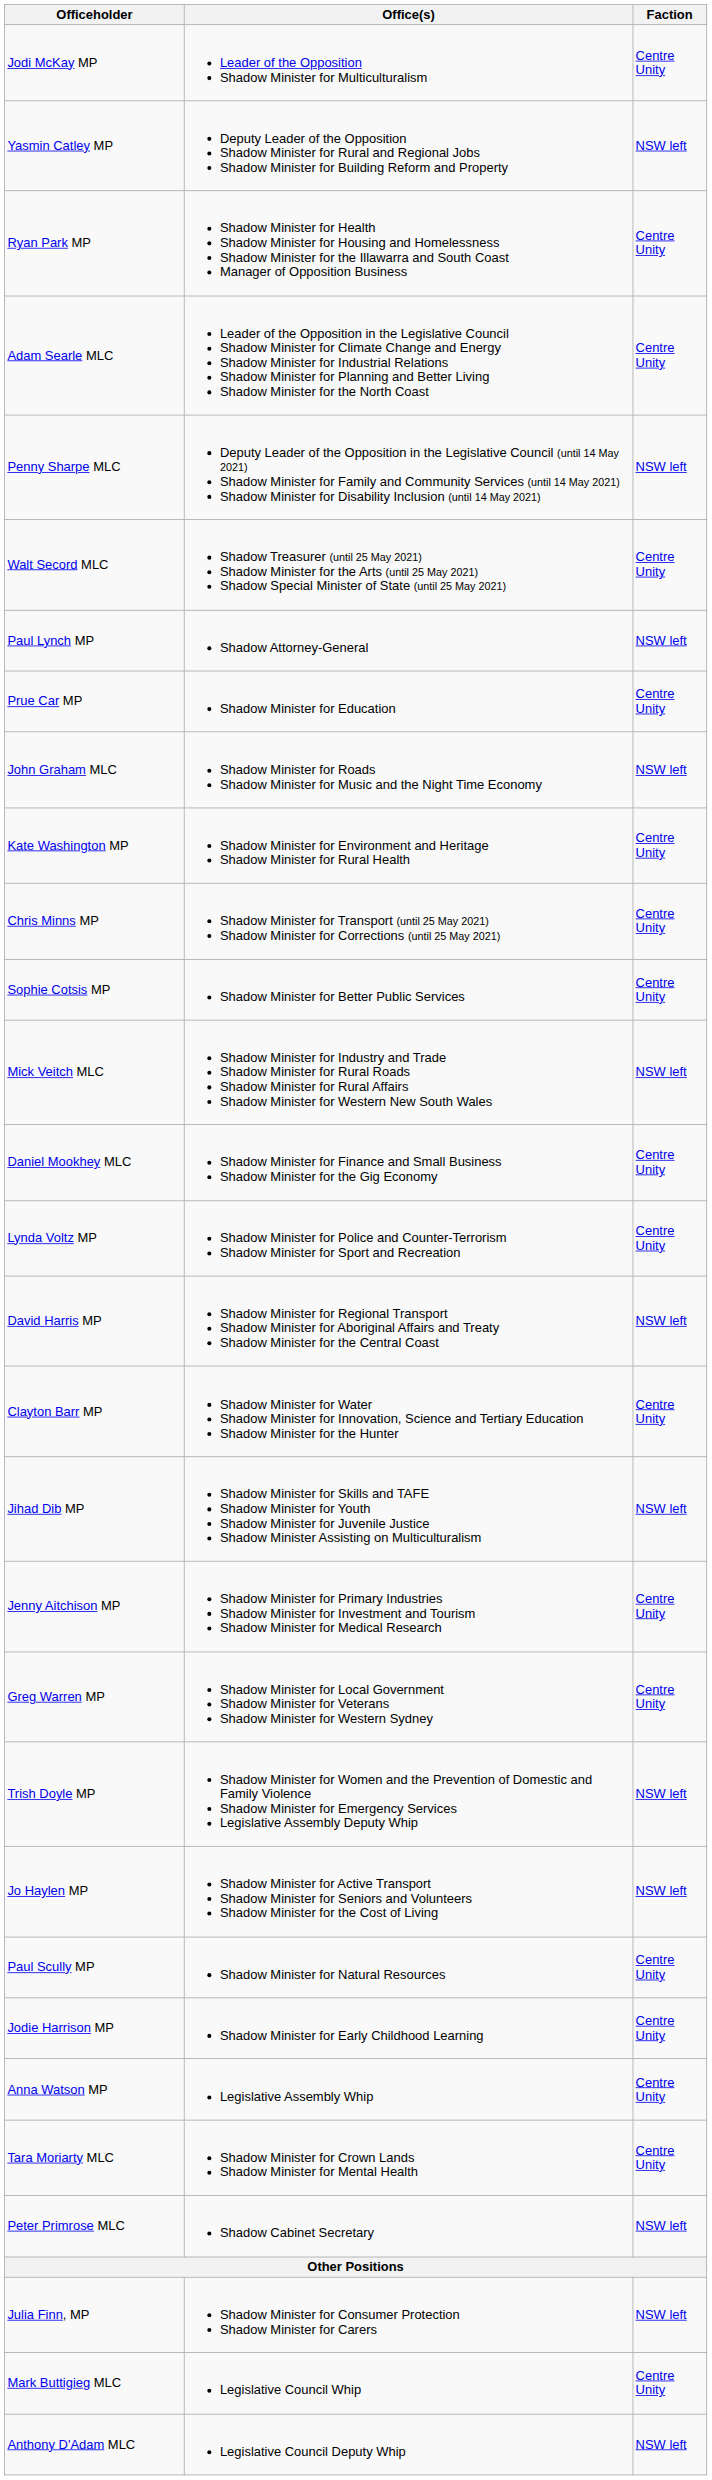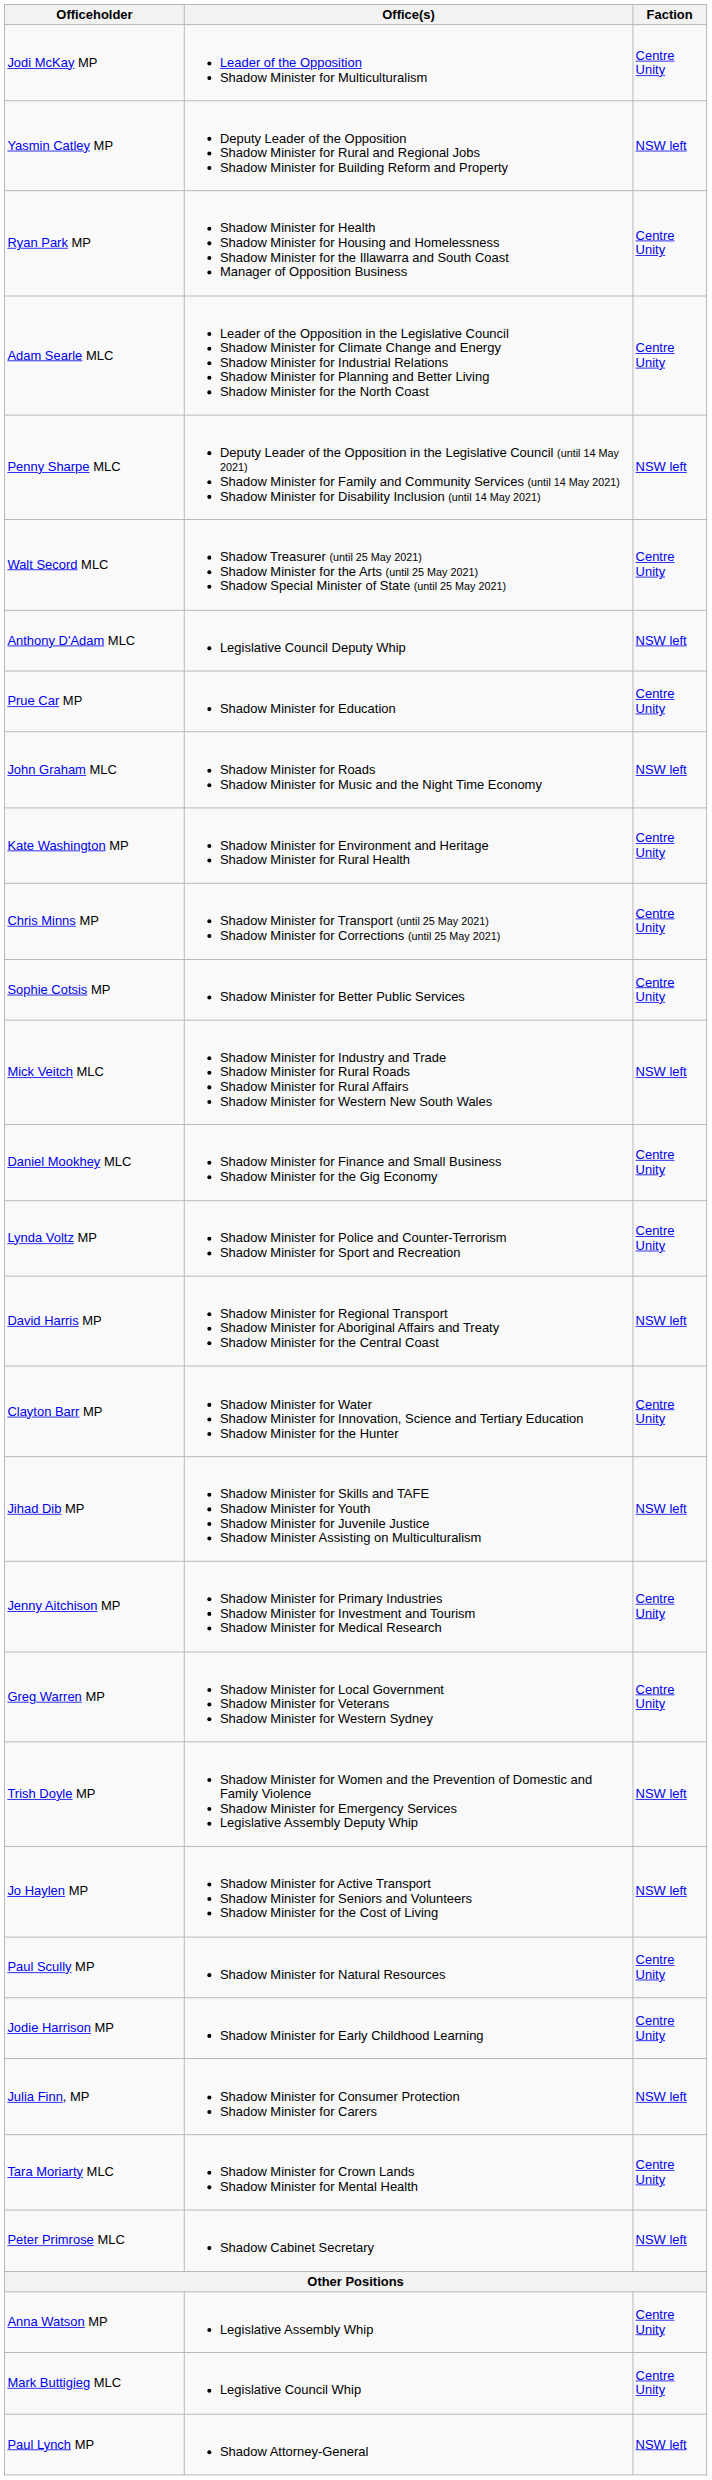rows swapped: (51, 640) <-> (71, 2444)
rows swapped: (48, 2315) <-> (58, 2089)
